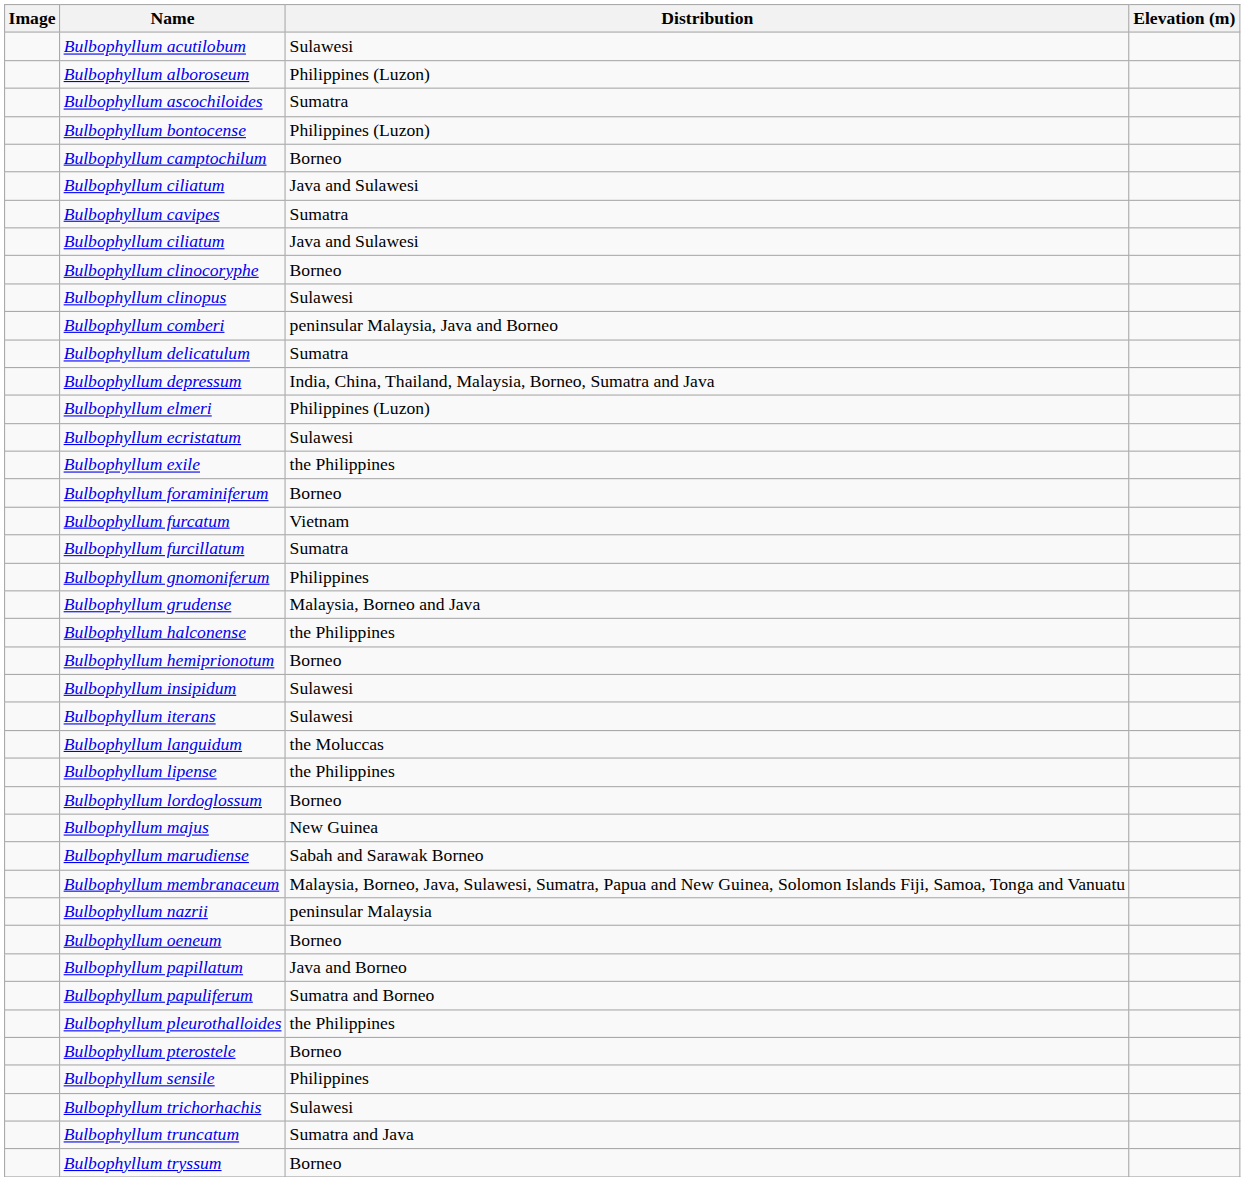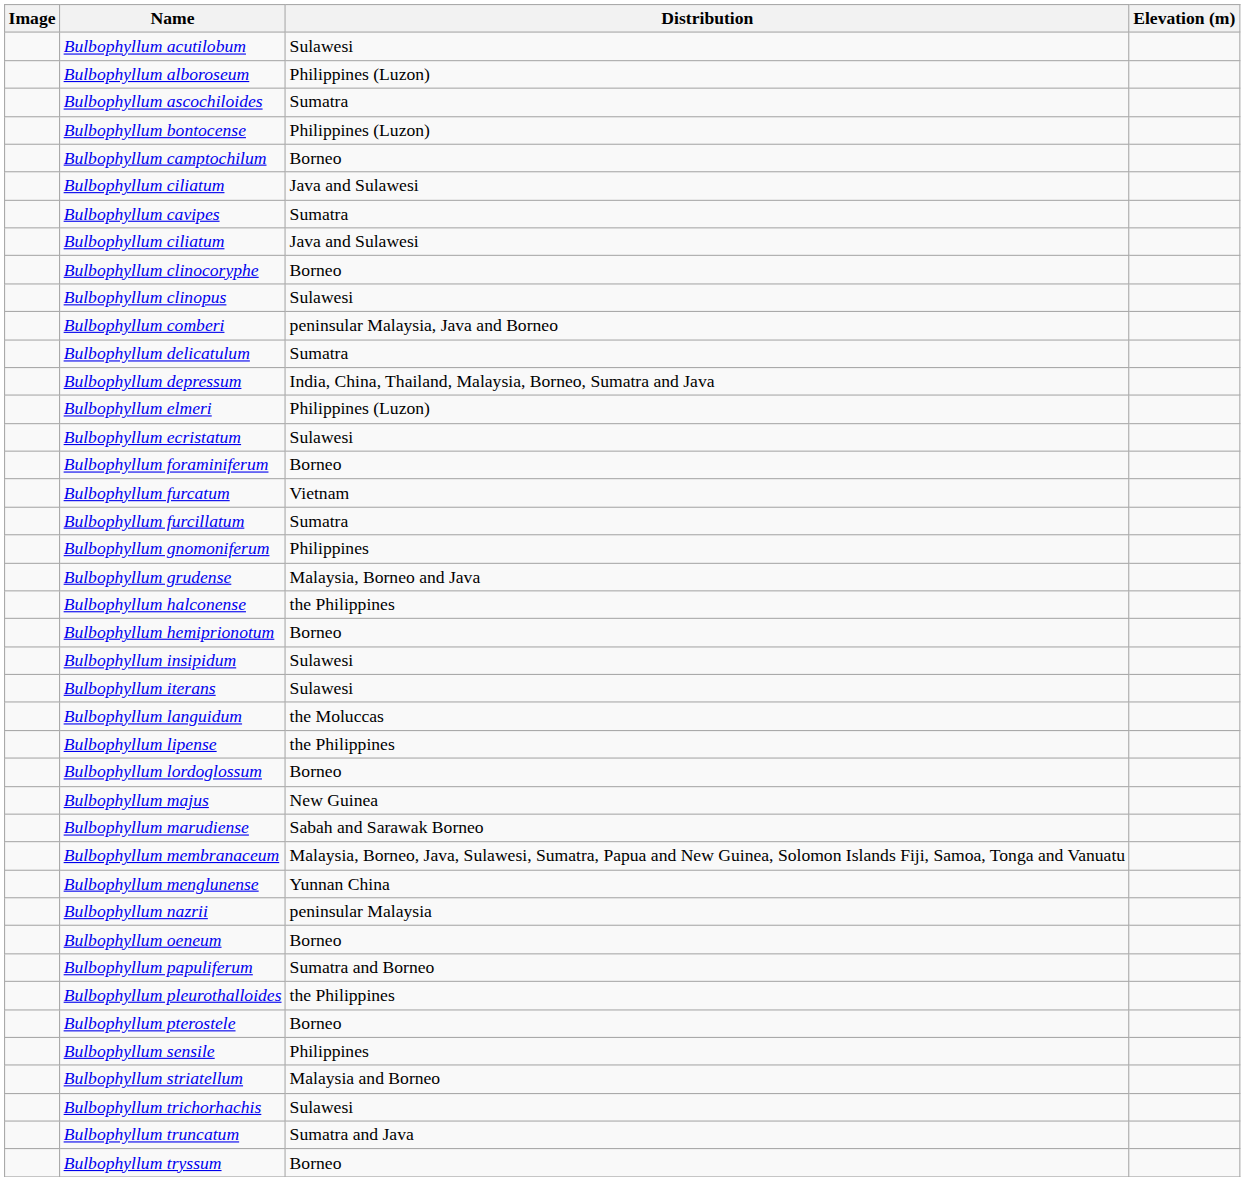- row: (132, 465)
+ row: (161, 883)
- row: (153, 967)
+ row: (153, 1079)
